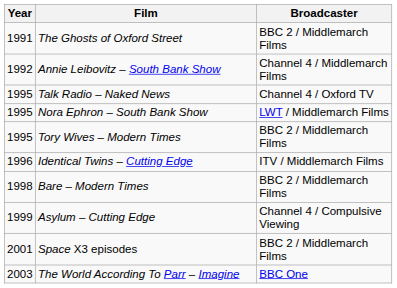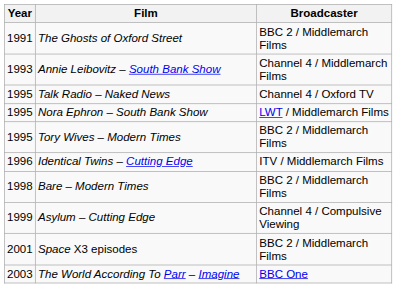(20, 69) 1992 -> (20, 69) 1993
